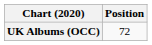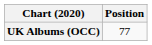(125, 31) 72 -> (125, 31) 77
